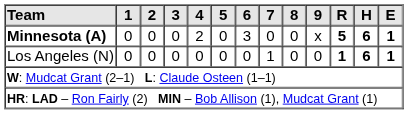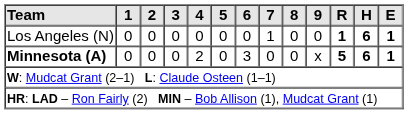rows swapped: (60, 56) <-> (57, 35)
